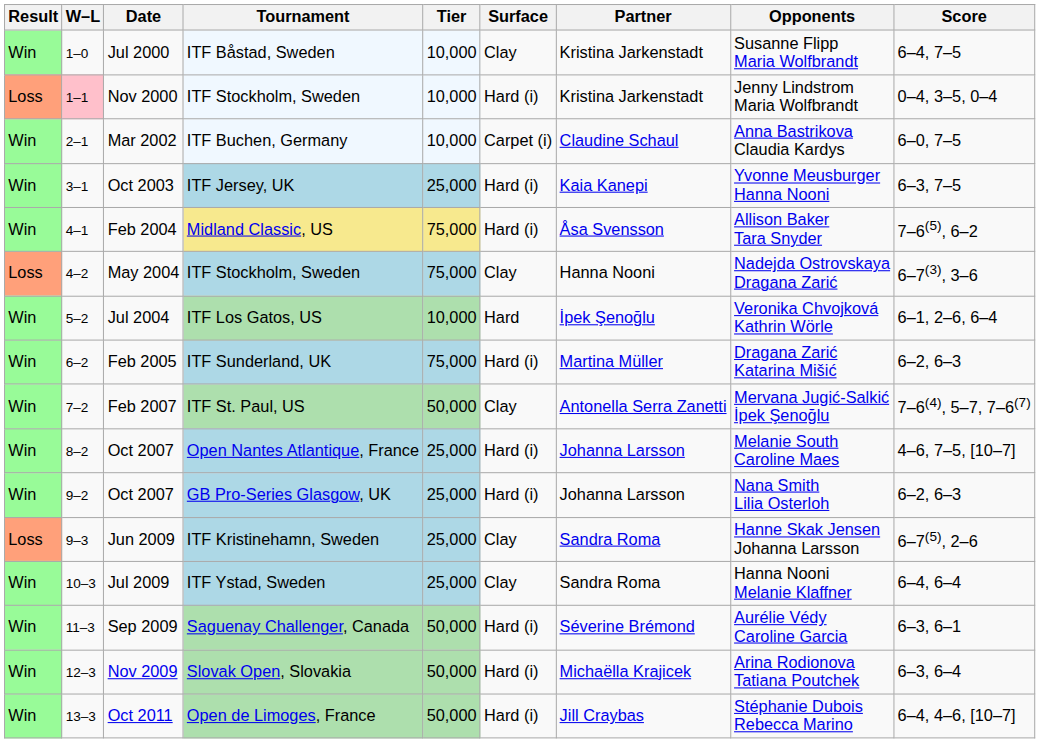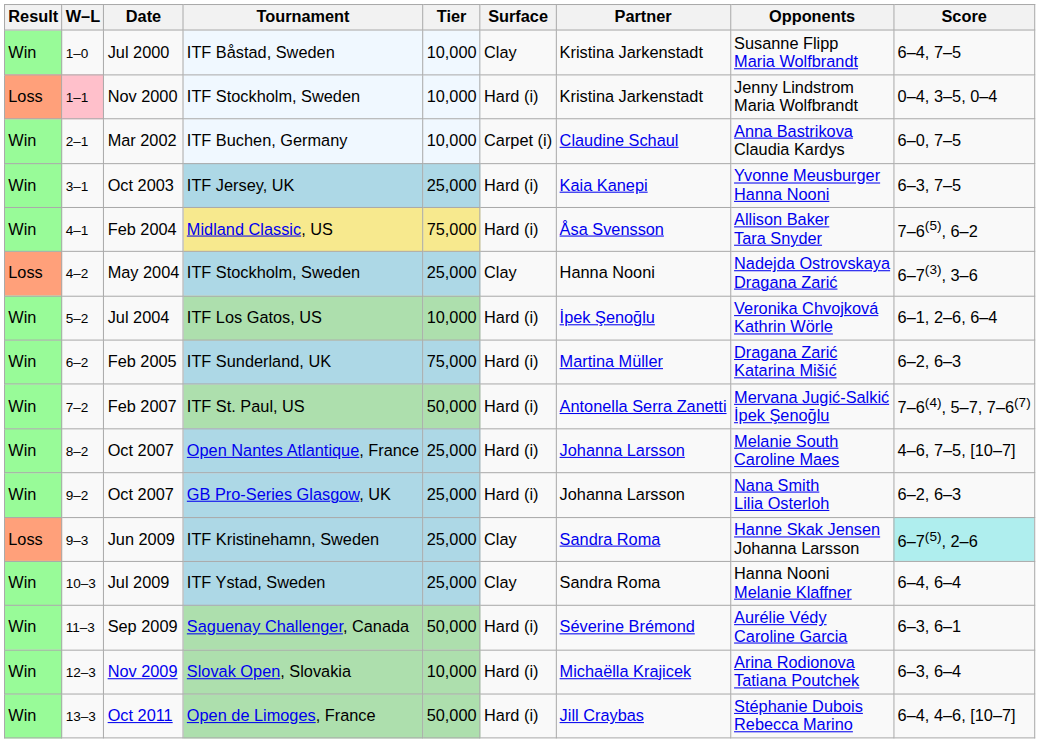(452, 273) 75,000 -> (452, 273) 25,000
(502, 317) Hard -> (511, 317) Hard (i)
(500, 406) Clay -> (511, 406) Hard (i)
(938, 539) no background -> (938, 539) paleturquoise background
(452, 671) 50,000 -> (452, 671) 10,000
